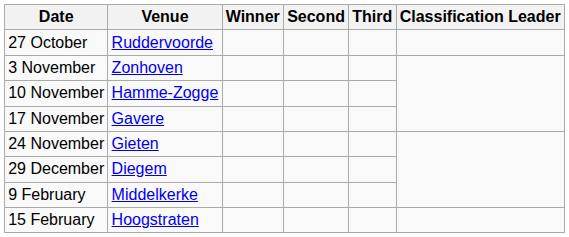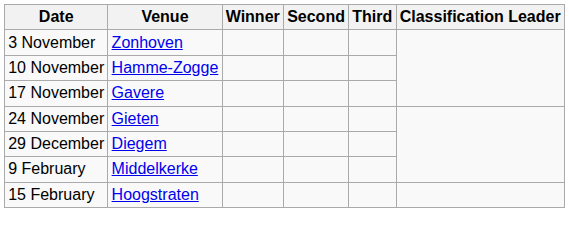- row: (48, 42)
